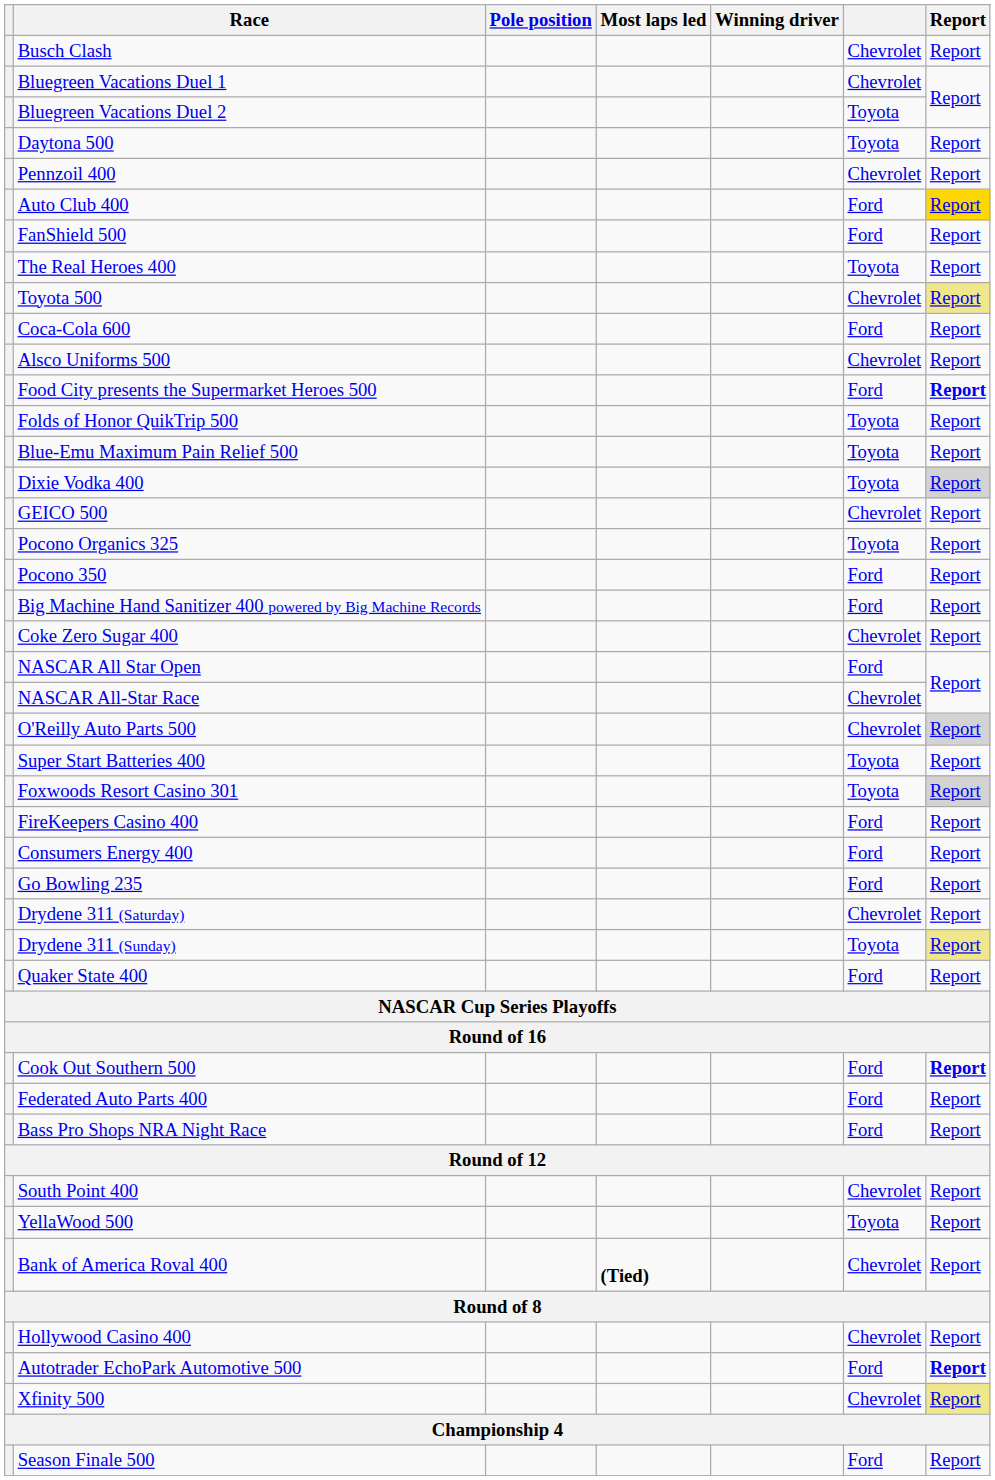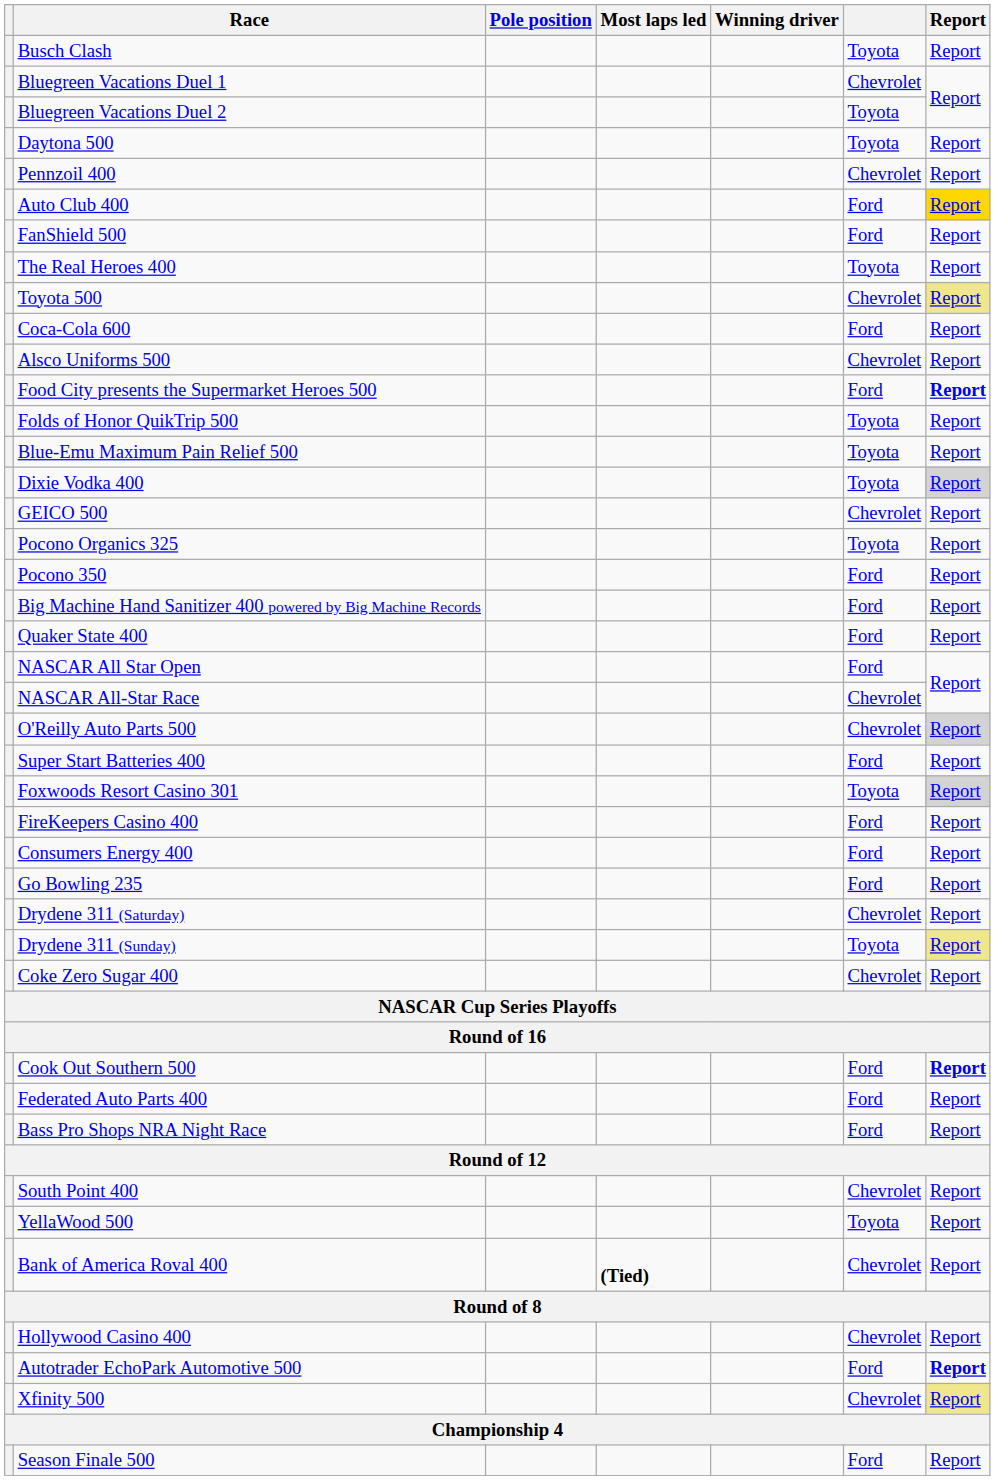(884, 50) Chevrolet -> (873, 50) Toyota
rows swapped: (82, 975) <-> (98, 636)
(873, 759) Toyota -> (865, 759) Ford
